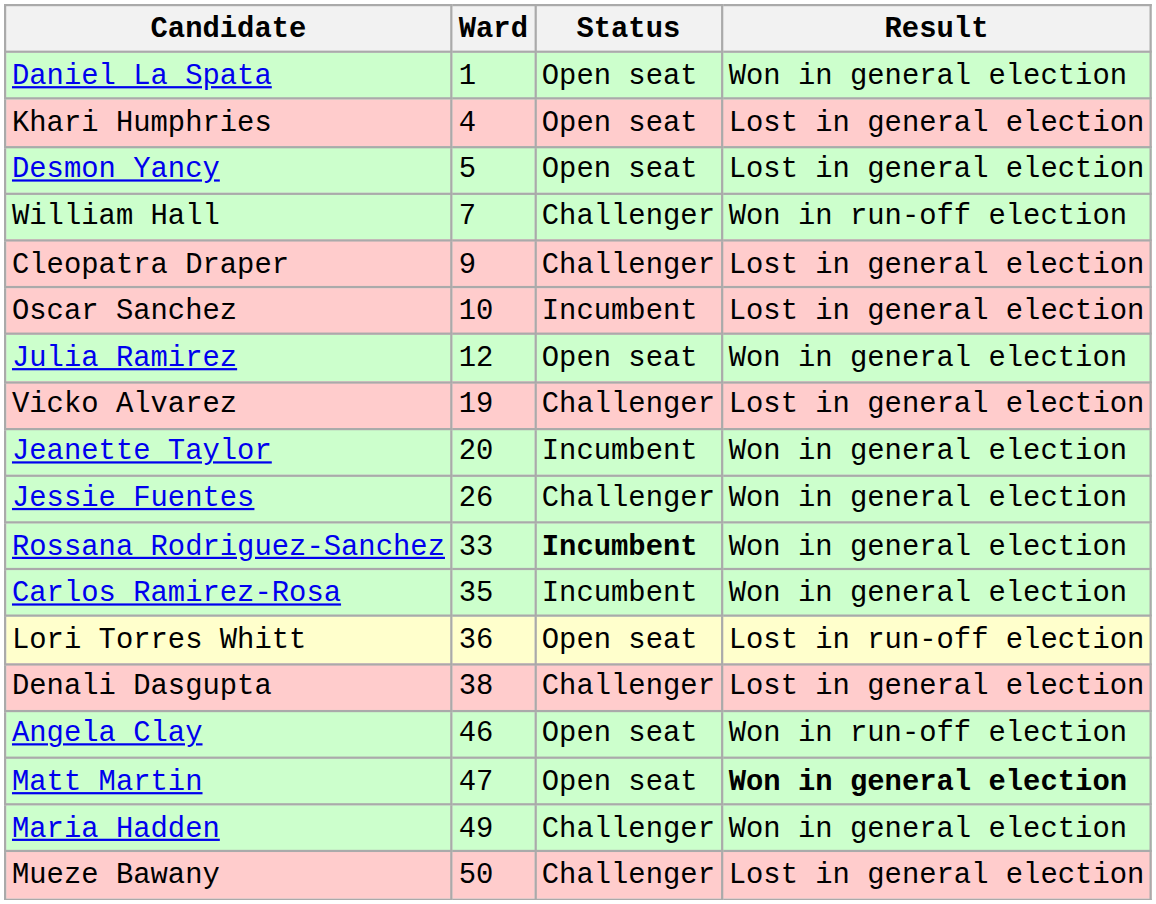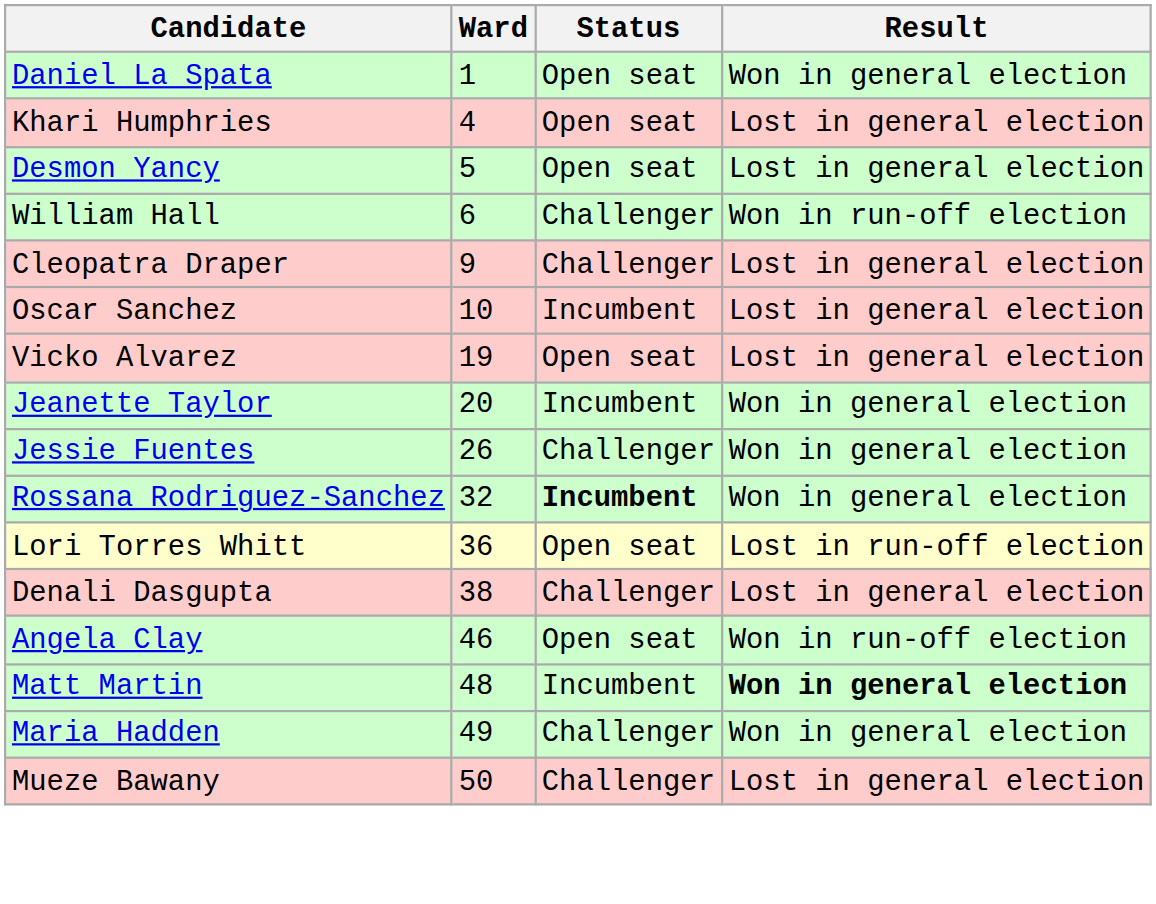(467, 217) 7 -> (467, 217) 6
- row: (125, 358)
(628, 405) Challenger -> (620, 358) Open seat
(476, 546) 33 -> (476, 499) 32
- row: (177, 593)
(476, 781) 47 -> (476, 687) 48
(620, 781) Open seat -> (620, 687) Incumbent
